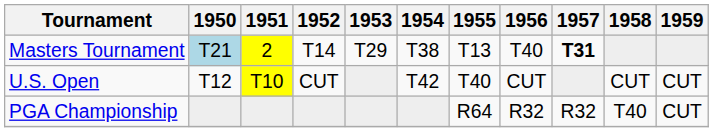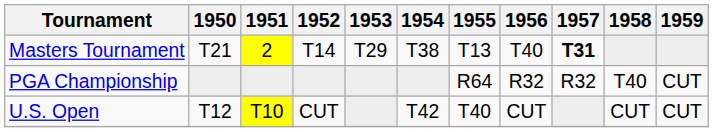(215, 51) lightblue background -> (215, 51) no background
rows swapped: (54, 81) <-> (93, 112)
